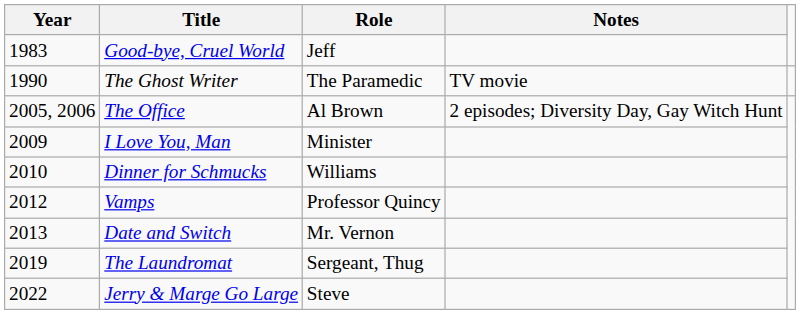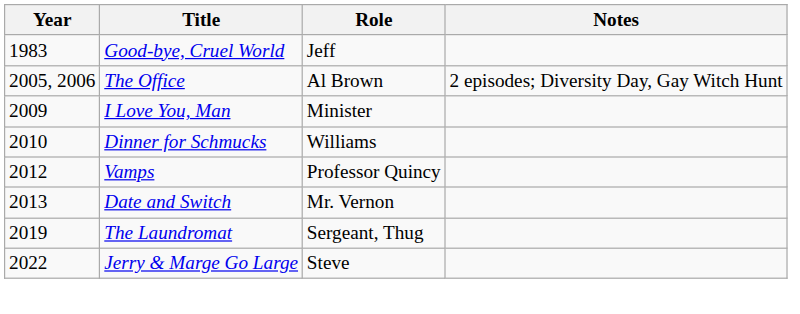- row: (171, 80)
